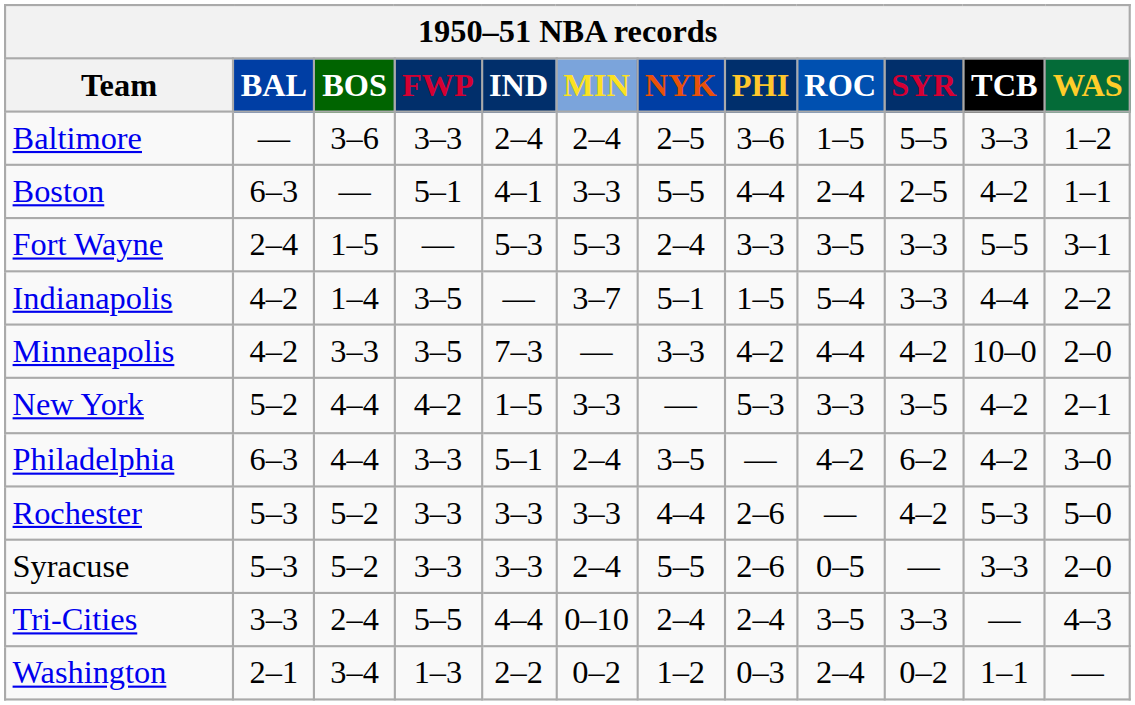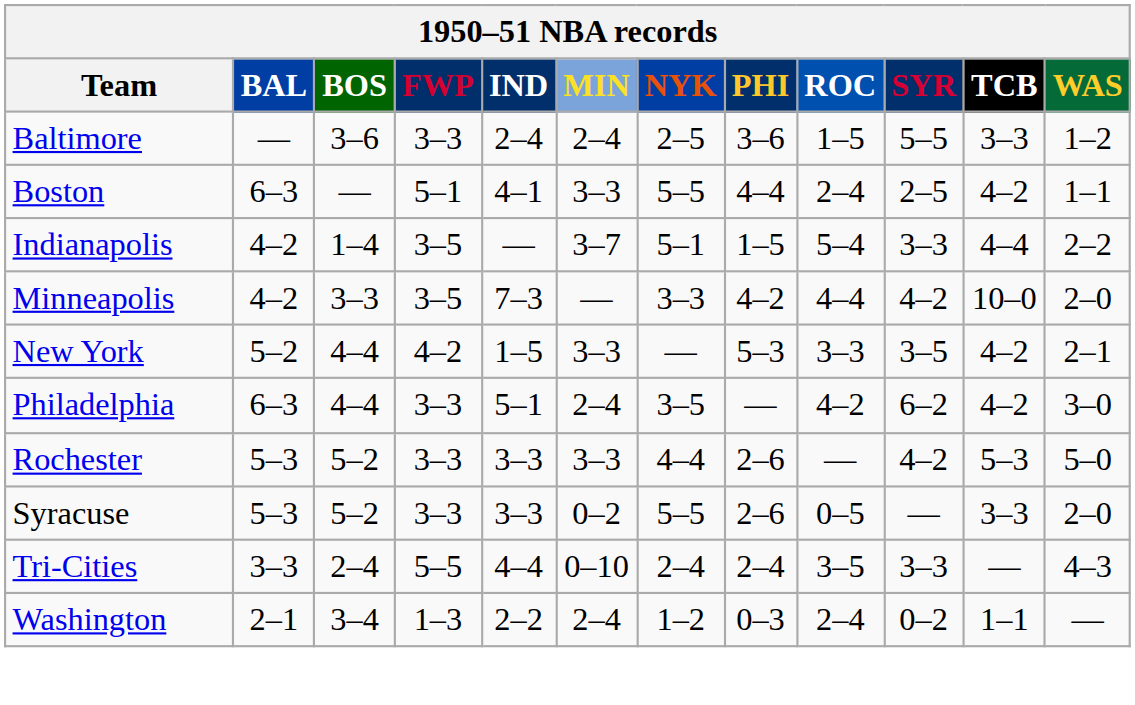- row: (88, 244)
(597, 565) 2–4 -> (597, 511) 0–2
(597, 671) 0–2 -> (597, 618) 2–4
